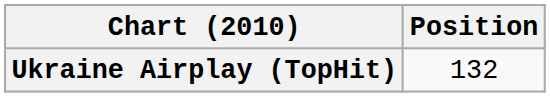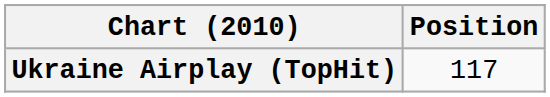(474, 70) 132 -> (474, 70) 117
